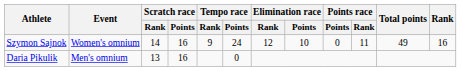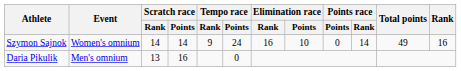(183, 43) 16 -> (183, 43) 14
(268, 43) 12 -> (268, 43) 16
(364, 43) 11 -> (364, 43) 14
